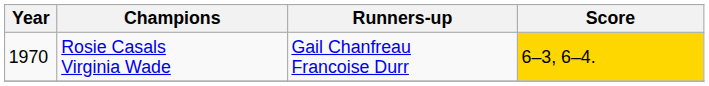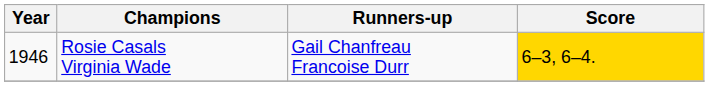(28, 56) 1970 -> (28, 56) 1946
